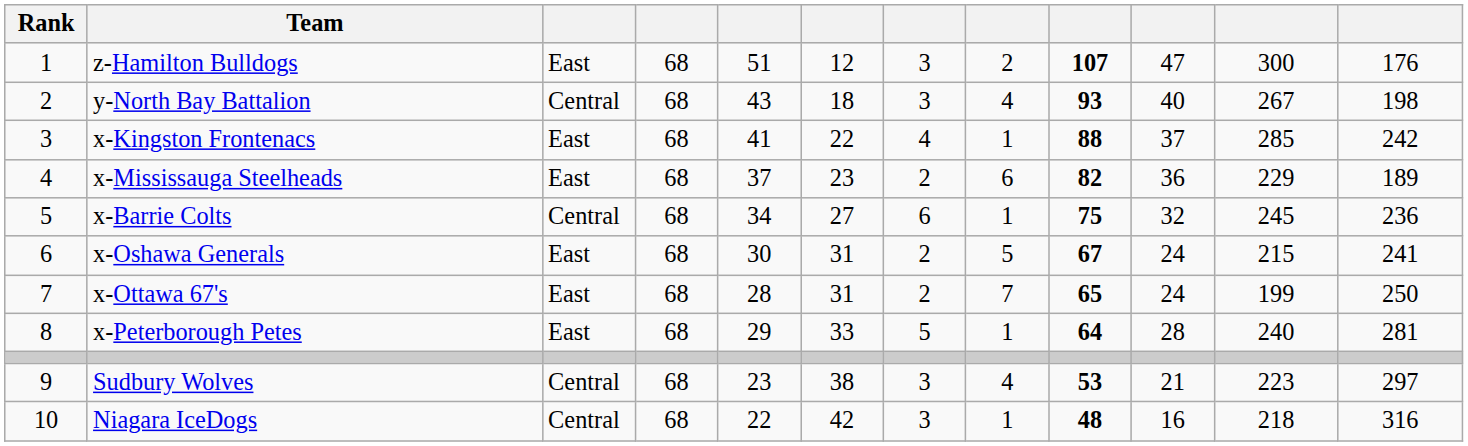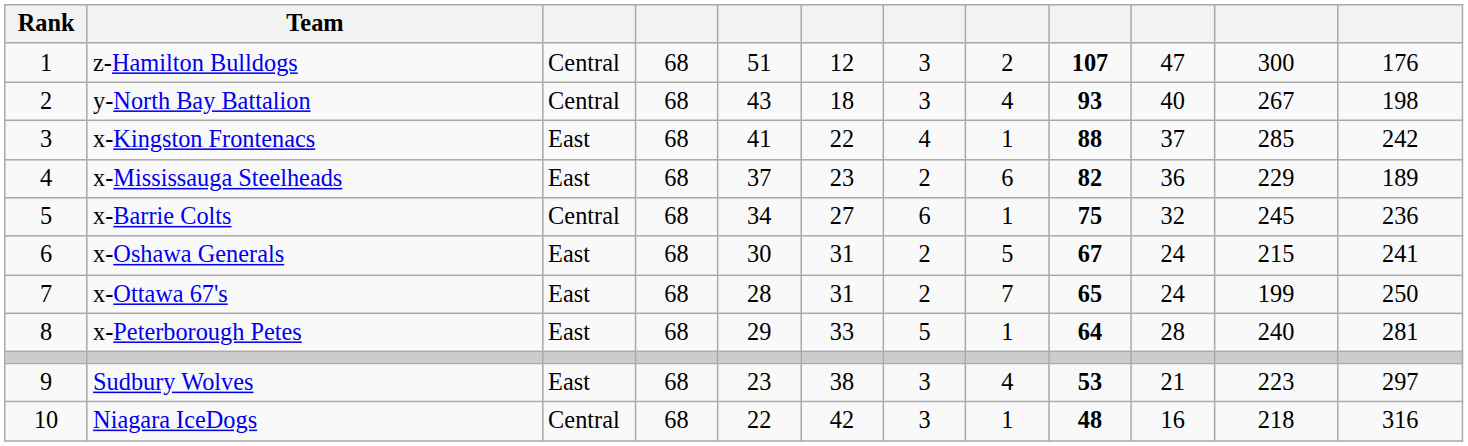(569, 62) East -> (584, 62) Central
(584, 382) Central -> (569, 382) East
